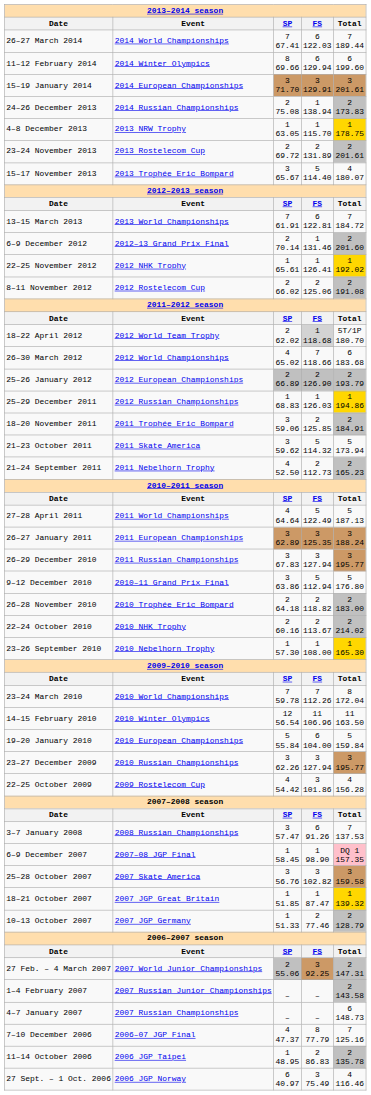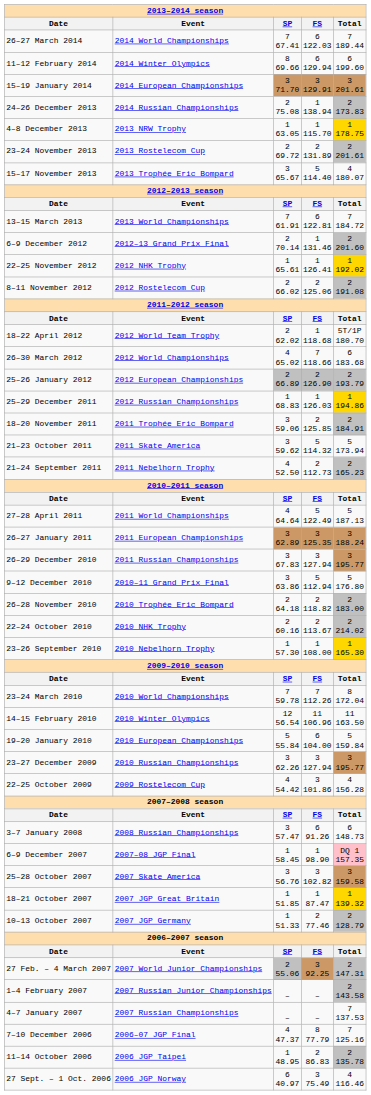(317, 336) lightgrey background -> (317, 336) no background
(350, 833) 7 137.53 -> (350, 833) 6 148.73
(350, 1013) 6 148.73 -> (350, 1013) 7 137.53
